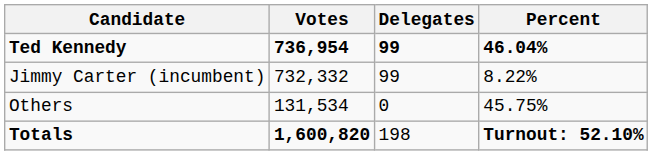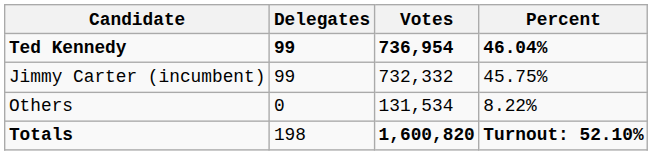columns swapped: (322, 19) <-> (427, 19)
(510, 77) 8.22% -> (515, 77) 45.75%
(515, 106) 45.75% -> (510, 106) 8.22%
